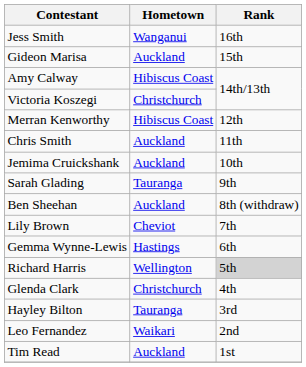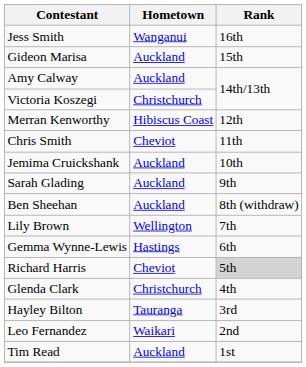(173, 78) Hibiscus Coast -> (159, 78) Auckland
(159, 141) Auckland -> (154, 141) Cheviot
(158, 183) Tauranga -> (159, 183) Auckland
(154, 225) Cheviot -> (162, 225) Wellington
(162, 267) Wellington -> (154, 267) Cheviot
